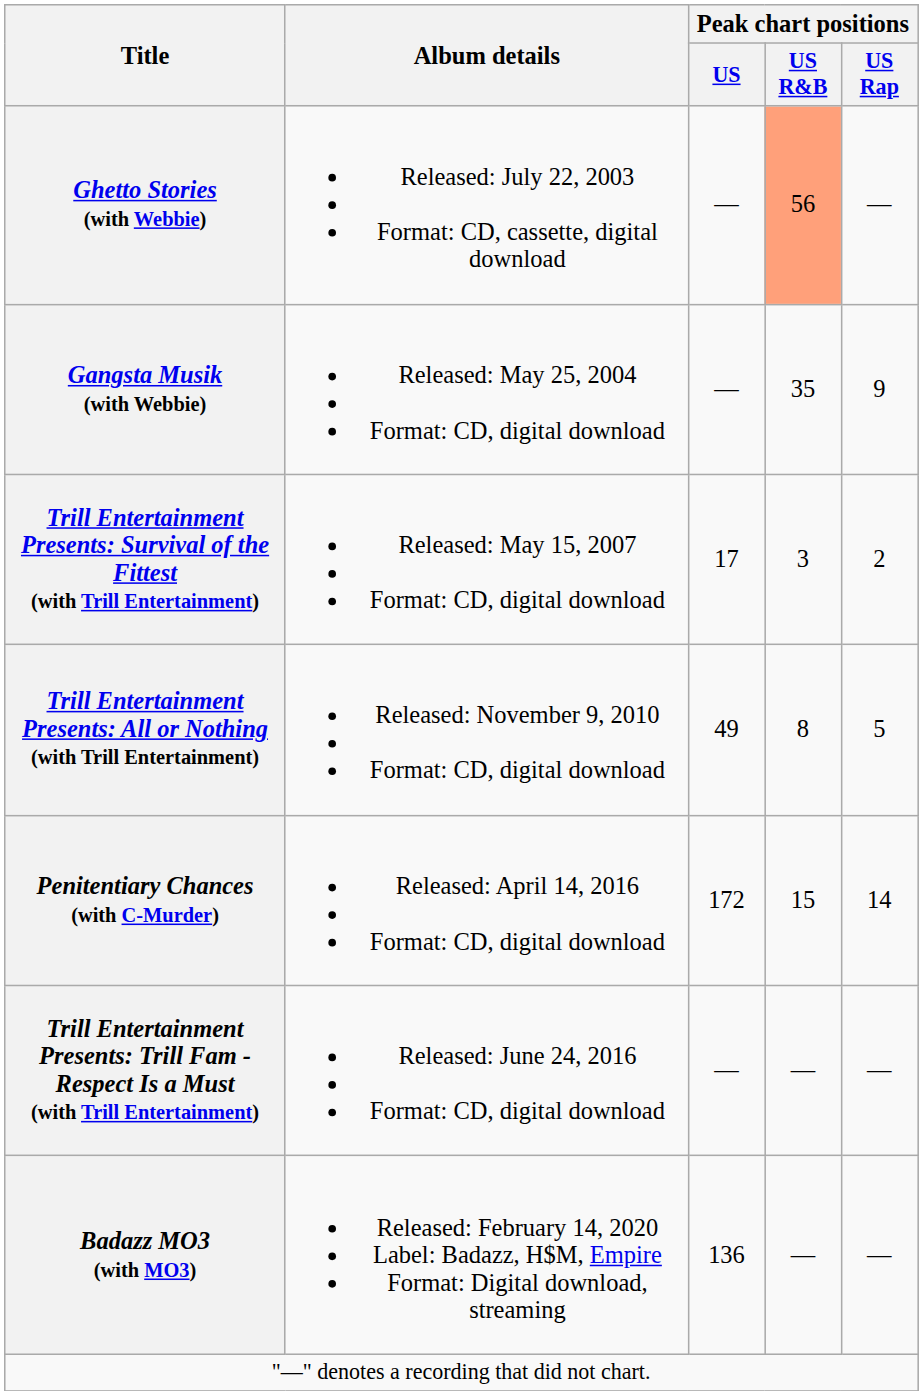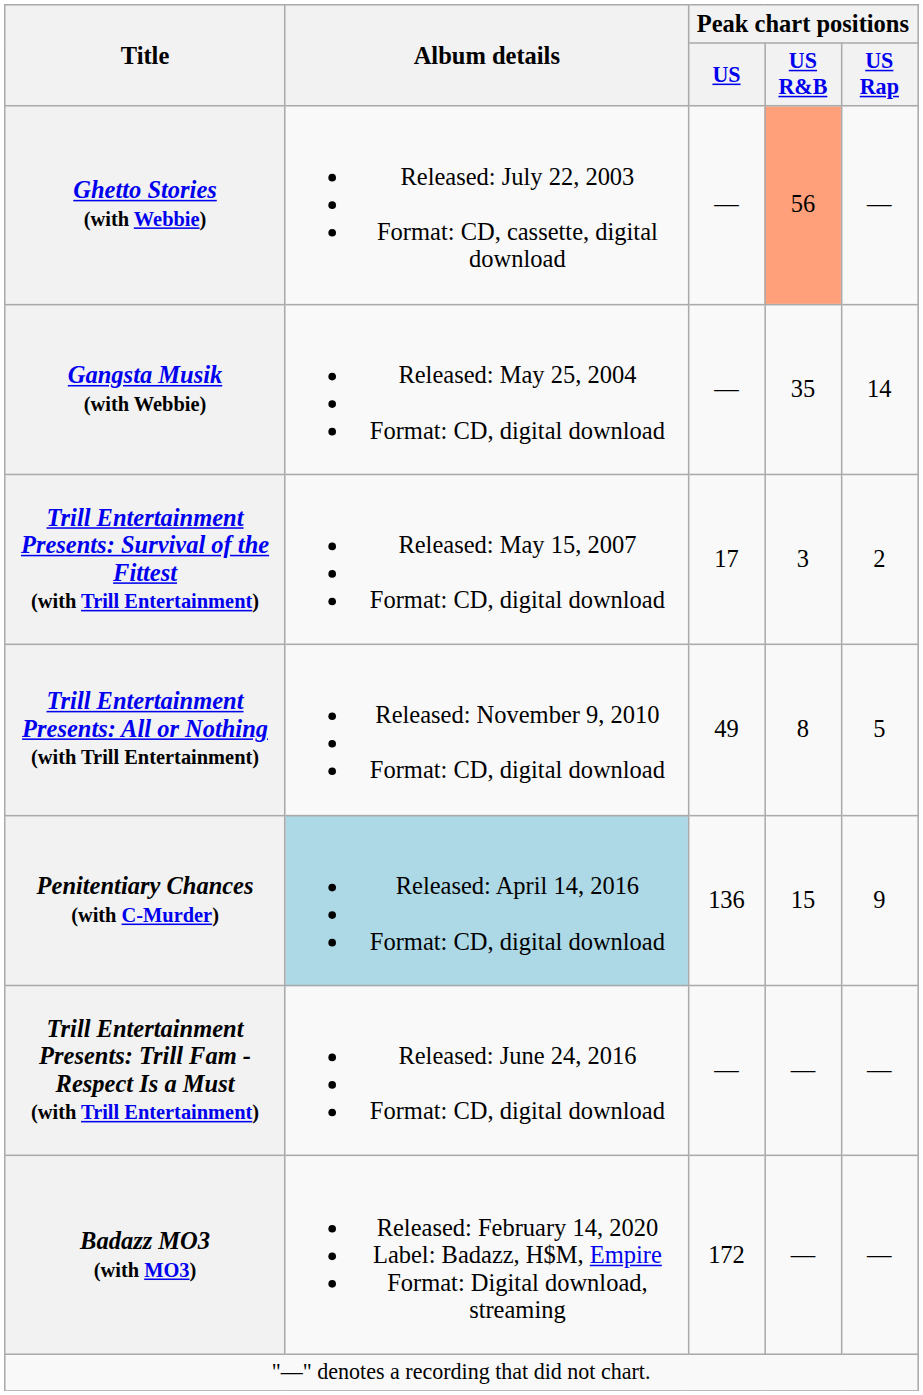(879, 388) 9 -> (879, 388) 14
(487, 914) no background -> (487, 914) lightblue background
(726, 900) 172 -> (726, 900) 136
(879, 900) 14 -> (879, 900) 9
(726, 1254) 136 -> (726, 1254) 172
